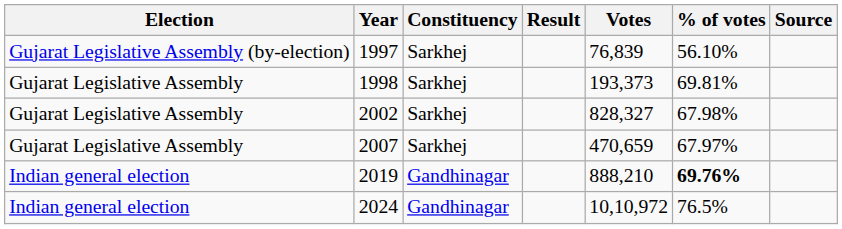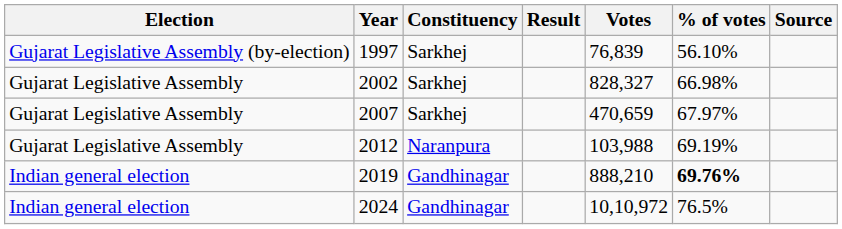- row: (378, 82)
(707, 113) 67.98% -> (707, 82) 66.98%
+ row: (378, 144)
